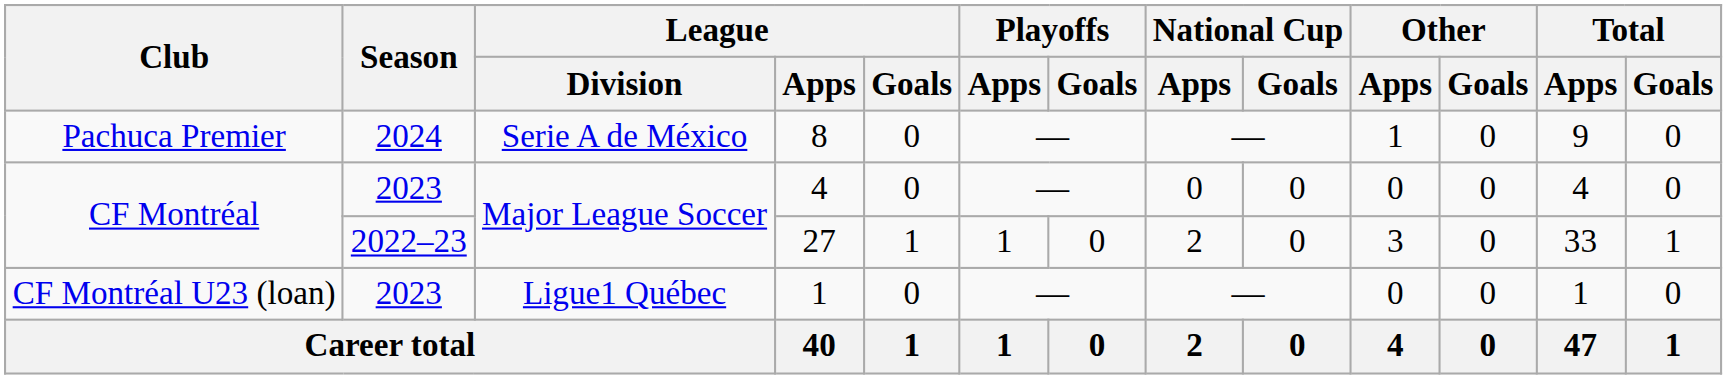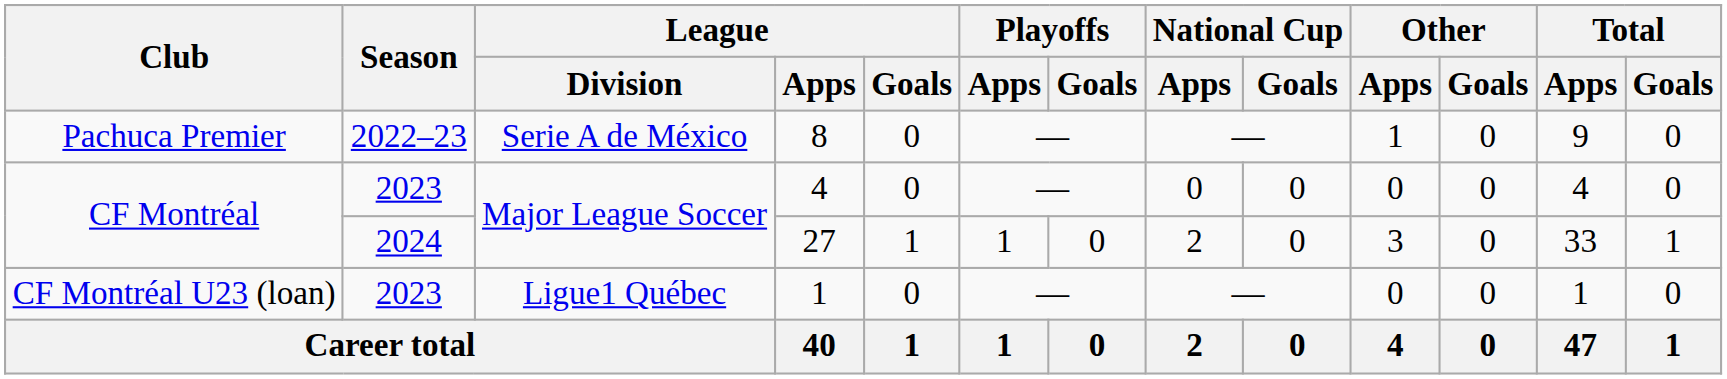(409, 135) 2024 -> (409, 135) 2022–23
(409, 240) 2022–23 -> (409, 240) 2024
